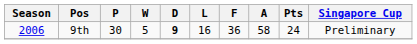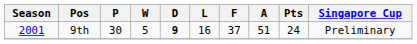(32, 30) 2006 -> (32, 30) 2001
(234, 30) 36 -> (234, 30) 37
(264, 30) 58 -> (264, 30) 51
